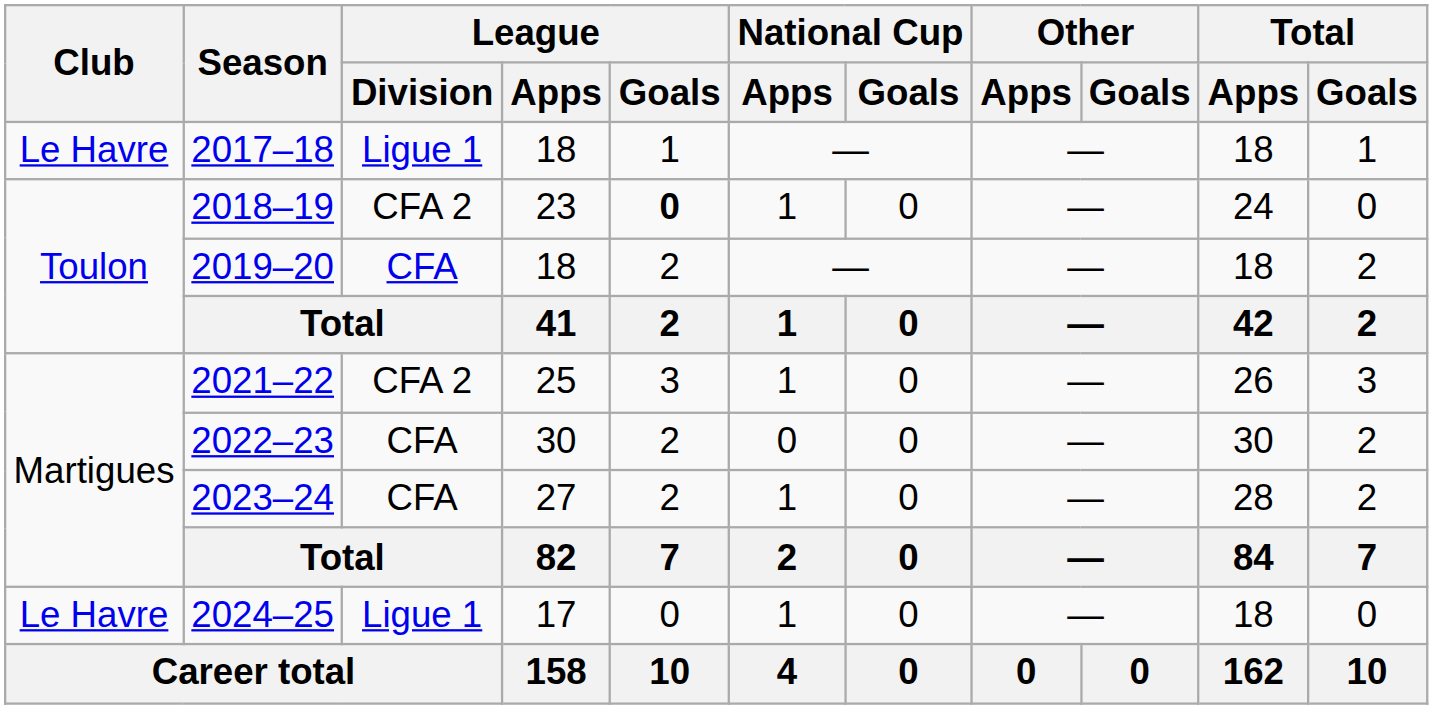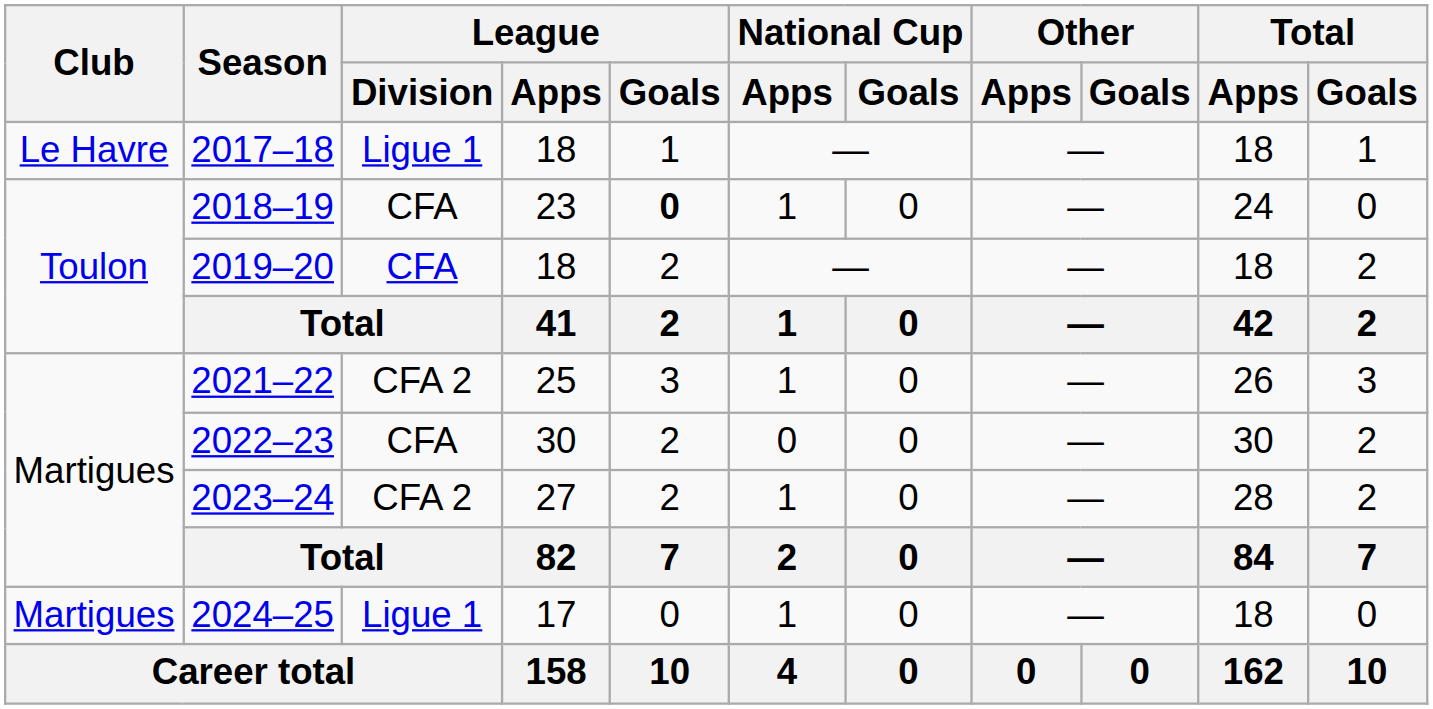(422, 207) CFA 2 -> (422, 207) CFA
(422, 498) CFA -> (422, 498) CFA 2
(94, 614) Le Havre -> (94, 614) Martigues
